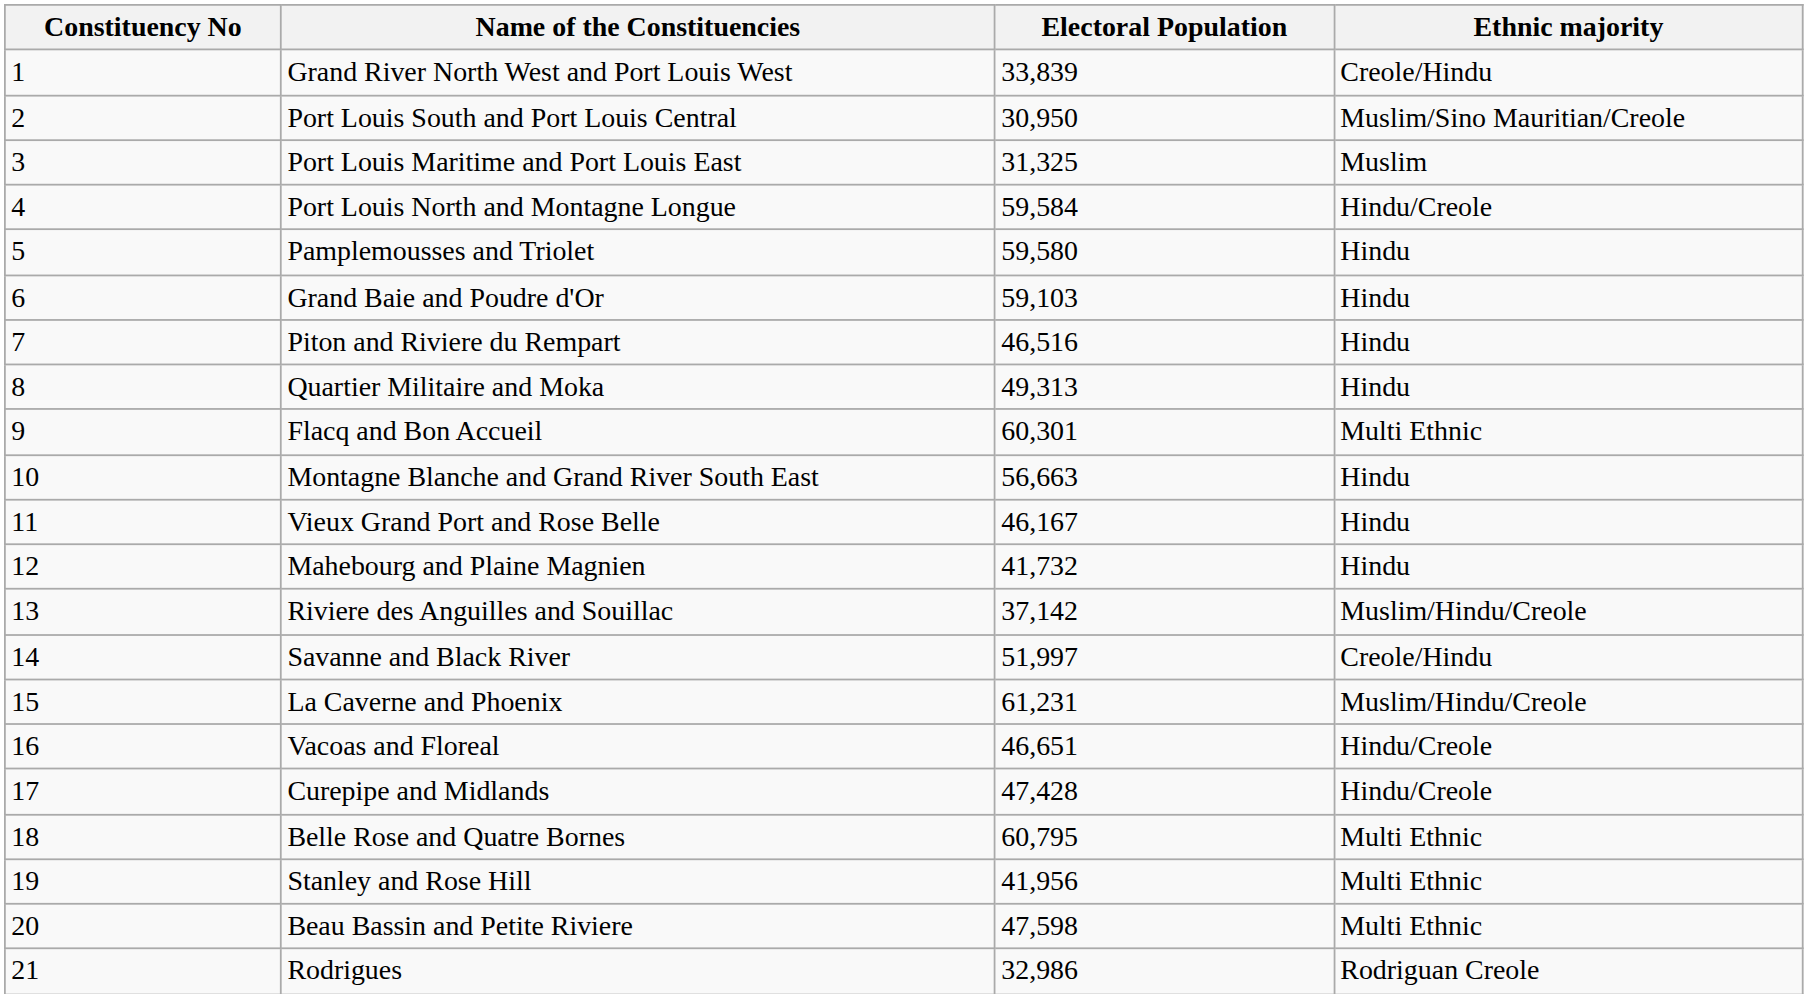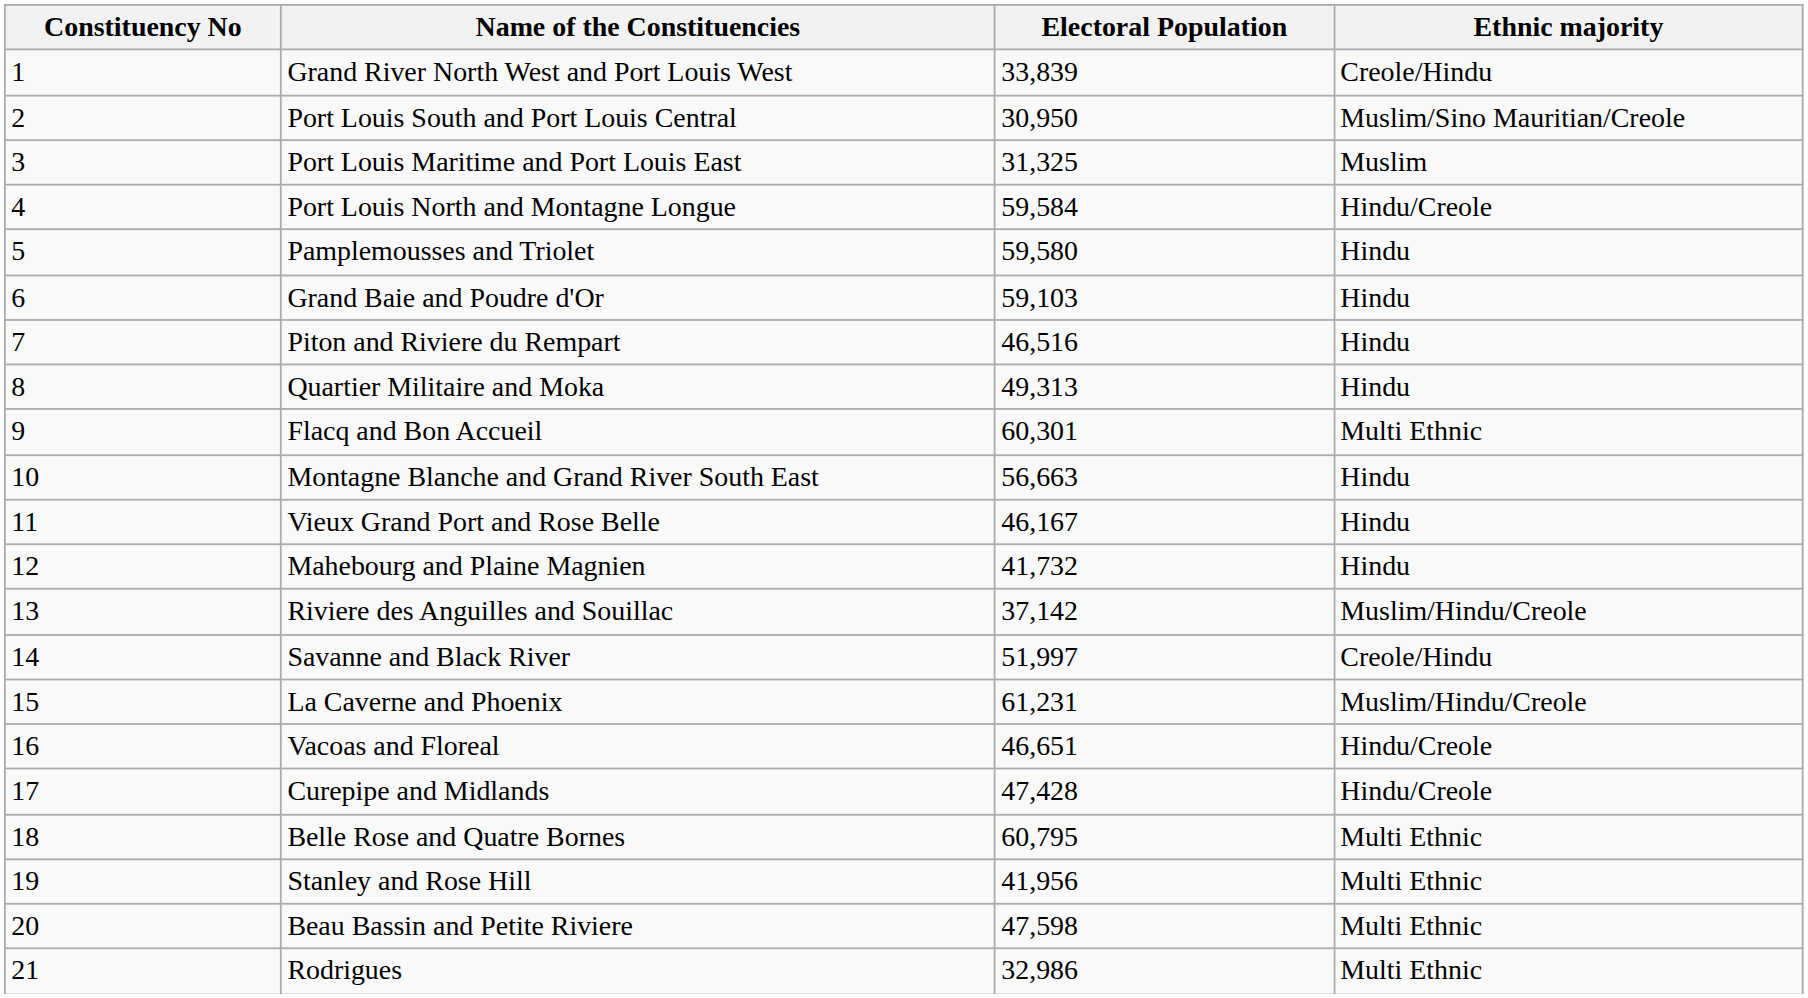(1440, 970) Rodriguan Creole -> (1411, 970) Multi Ethnic
